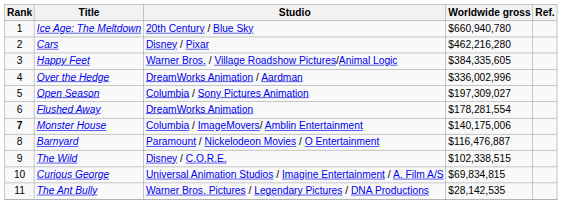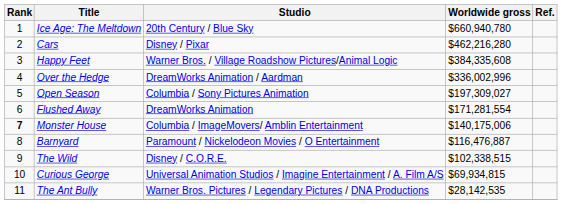(480, 61) $384,335,605 -> (480, 61) $384,335,608
(480, 110) $178,281,554 -> (480, 110) $171,281,554
(477, 175) $69,834,815 -> (477, 175) $69,934,815
